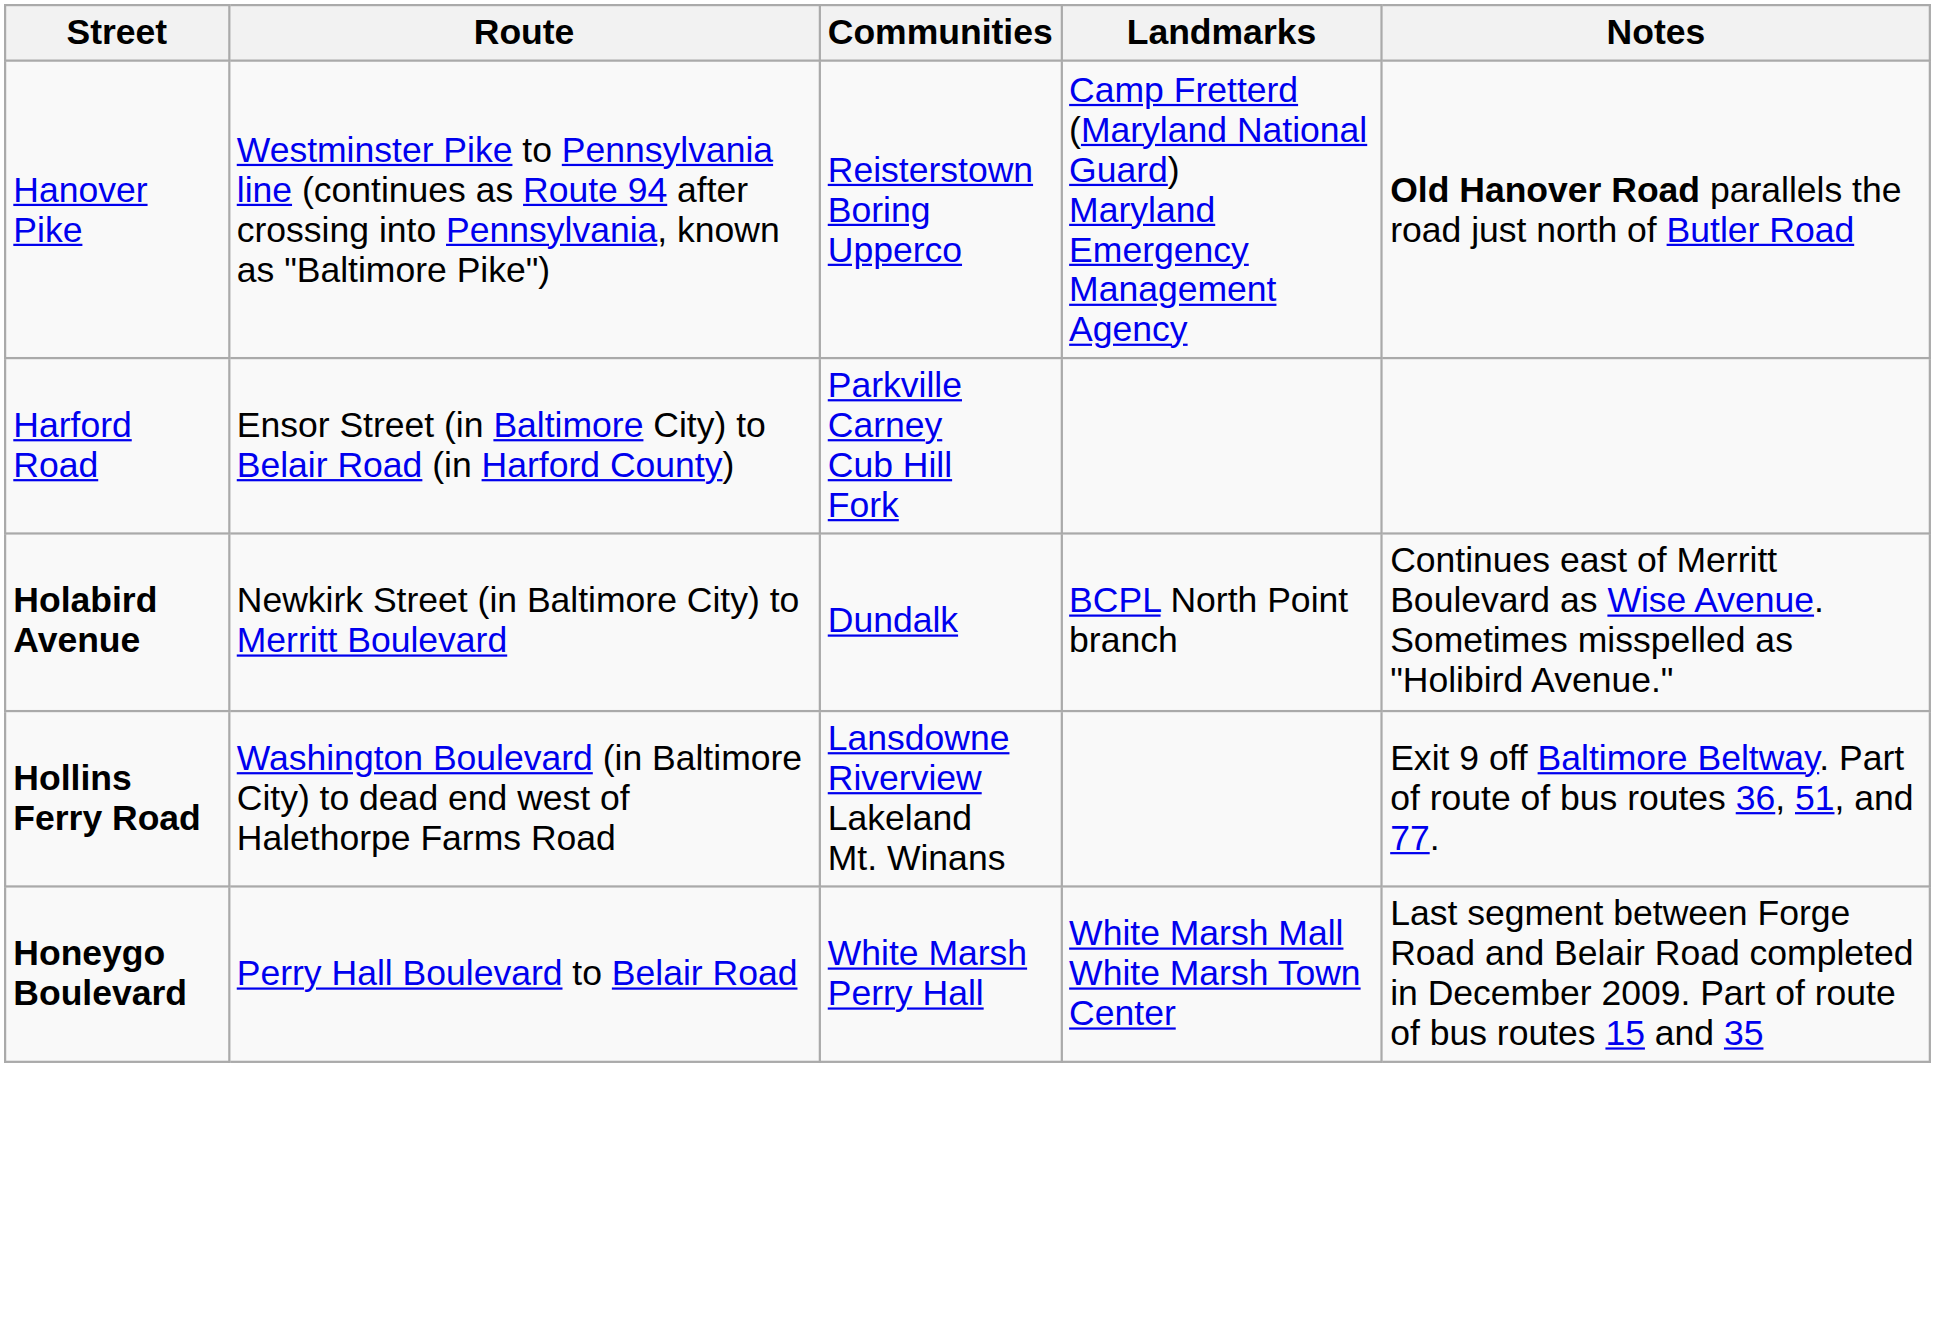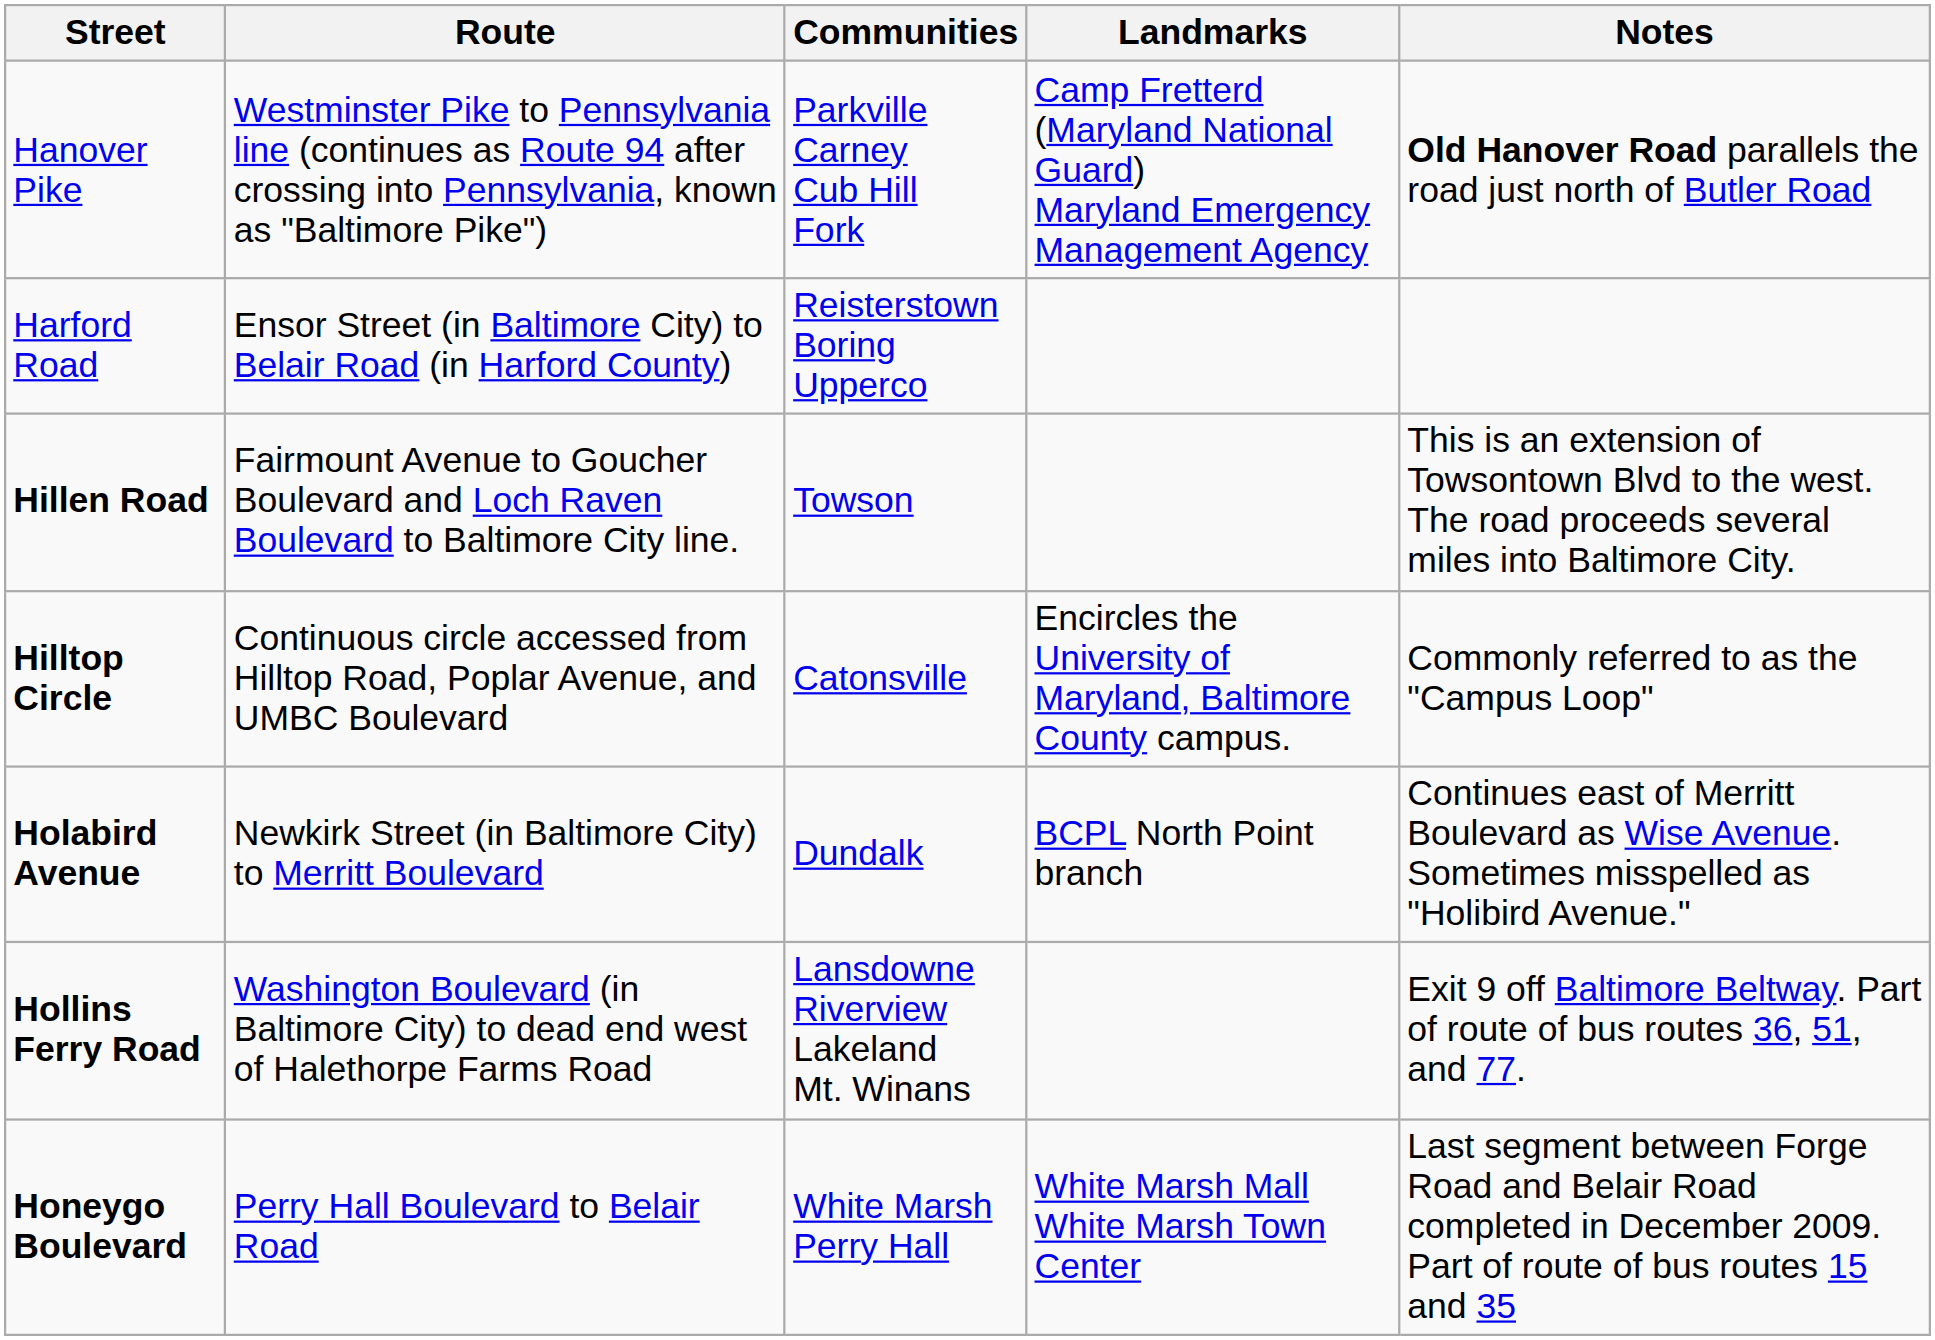(930, 208) Reisterstown Boring Upperco -> (860, 168) Parkville Carney Cub Hill Fork
(895, 445) Parkville Carney Cub Hill Fork -> (896, 345) Reisterstown Boring Upperco
+ row: (111, 501)
+ row: (69, 677)
